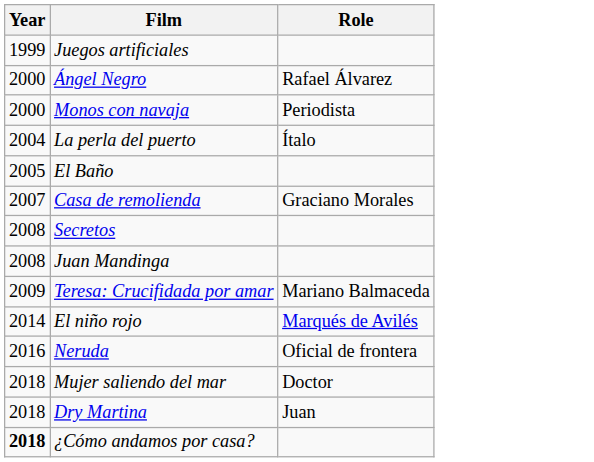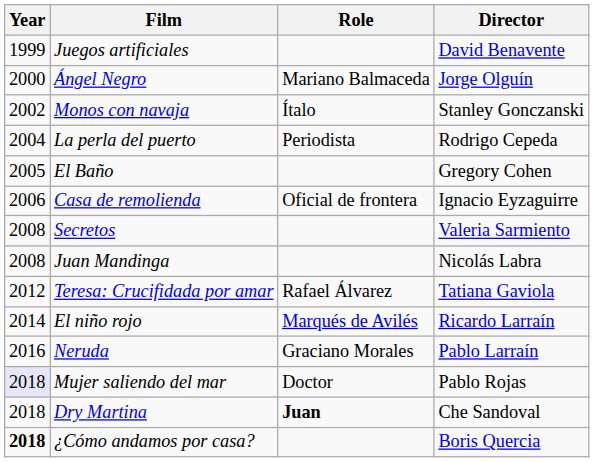+ column: (511, 19)
(337, 80) Rafael Álvarez -> (356, 80) Mariano Balmaceda
(27, 110) 2000 -> (27, 110) 2002
(319, 110) Periodista -> (299, 110) Ítalo
(299, 140) Ítalo -> (319, 140) Periodista
(27, 200) 2007 -> (27, 200) 2006
(348, 200) Graciano Morales -> (350, 200) Oficial de frontera
(27, 291) 2009 -> (27, 291) 2012
(356, 291) Mariano Balmaceda -> (337, 291) Rafael Álvarez
(350, 351) Oficial de frontera -> (348, 351) Graciano Morales
(27, 381) no background -> (27, 381) lavender background
(299, 412) normal -> (301, 412) bold
